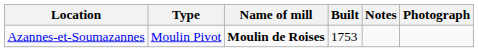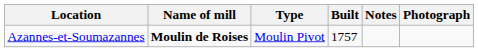columns swapped: (276, 15) <-> (186, 15)
(344, 36) 1753 -> (344, 36) 1757
